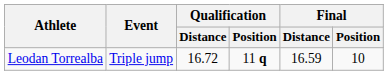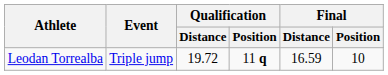(203, 59) 16.72 -> (203, 59) 19.72
